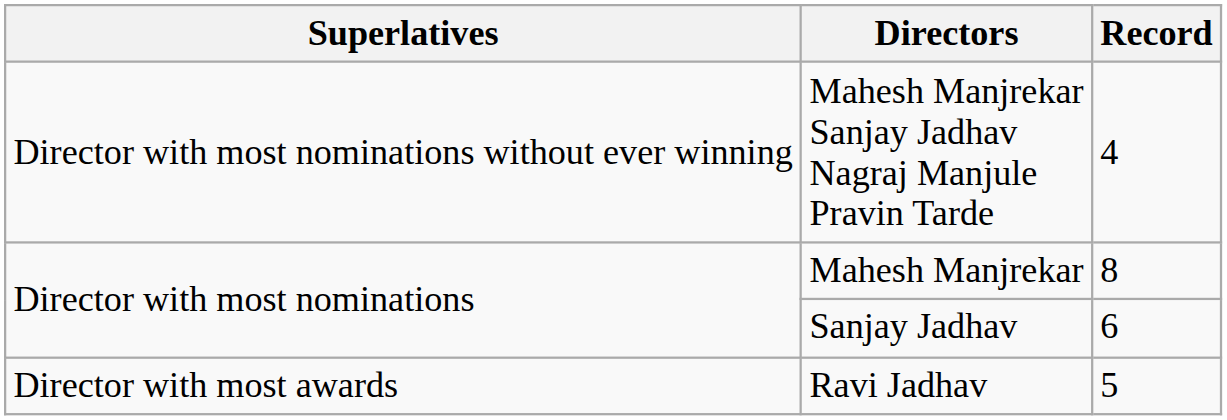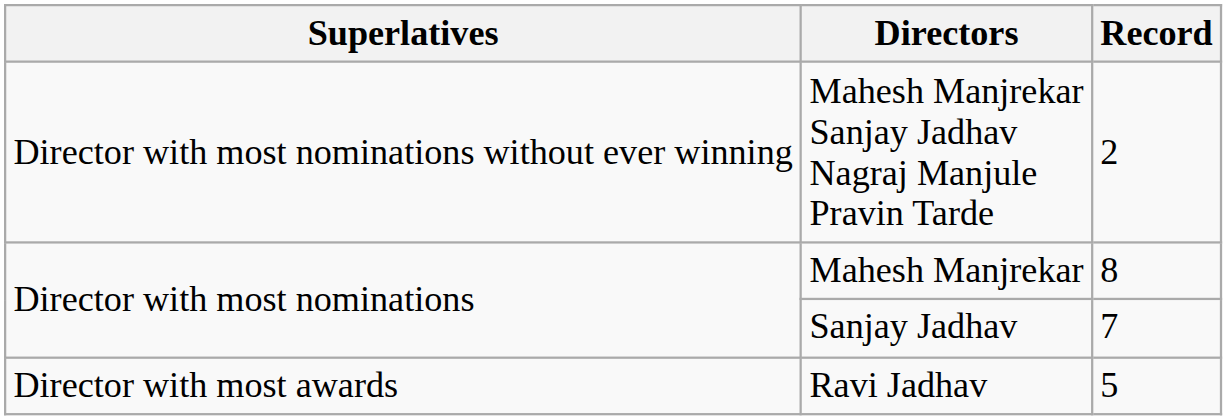(1109, 151) 4 -> (1109, 151) 2
(1109, 327) 6 -> (1109, 327) 7
